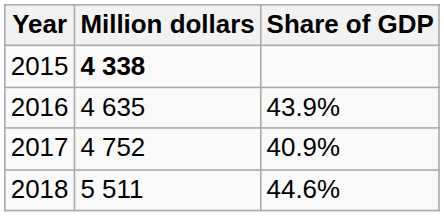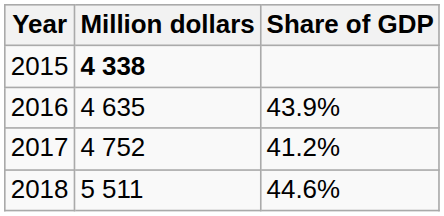(303, 148) 40.9% -> (303, 148) 41.2%
